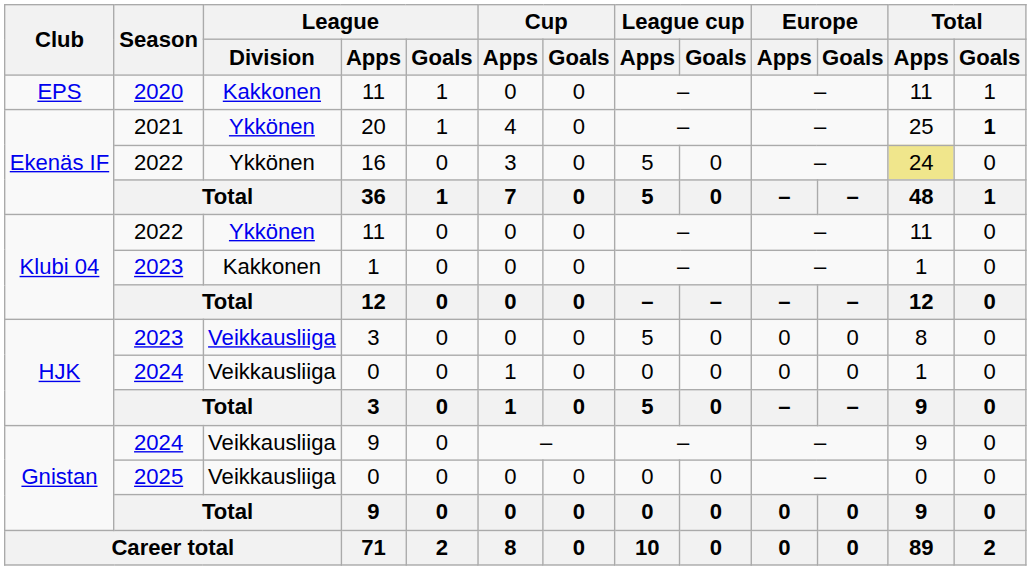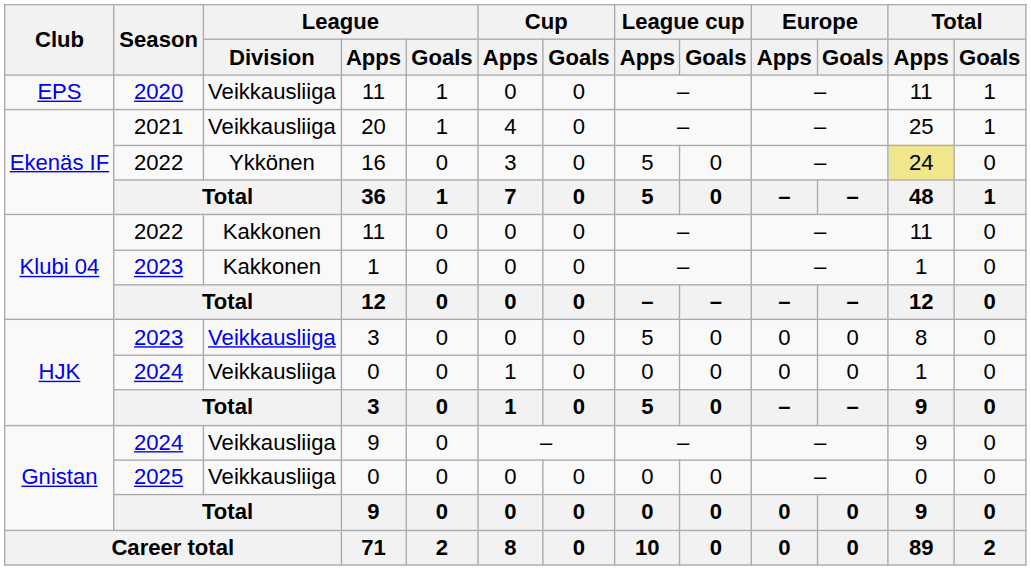(272, 92) Kakkonen -> (272, 92) Veikkausliiga
(272, 127) Ykkönen -> (272, 127) Veikkausliiga
(990, 127) bold -> (990, 127) normal
(272, 232) Ykkönen -> (272, 232) Kakkonen
